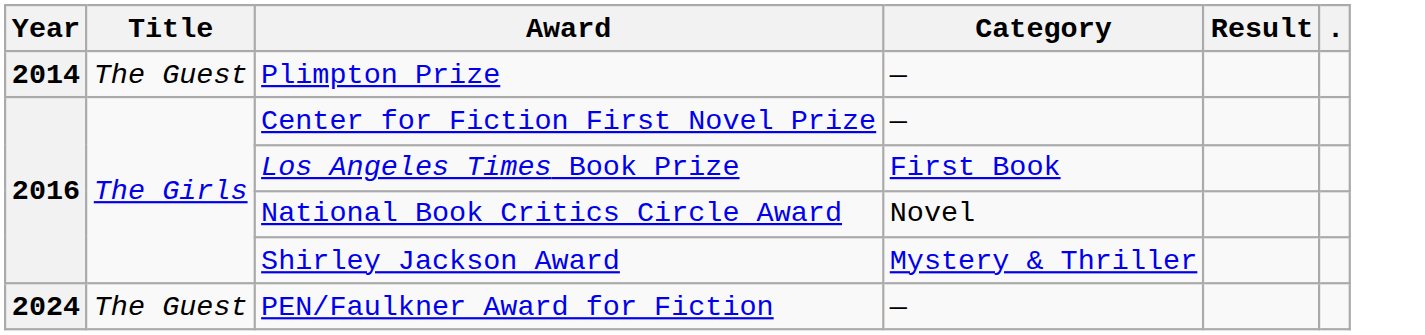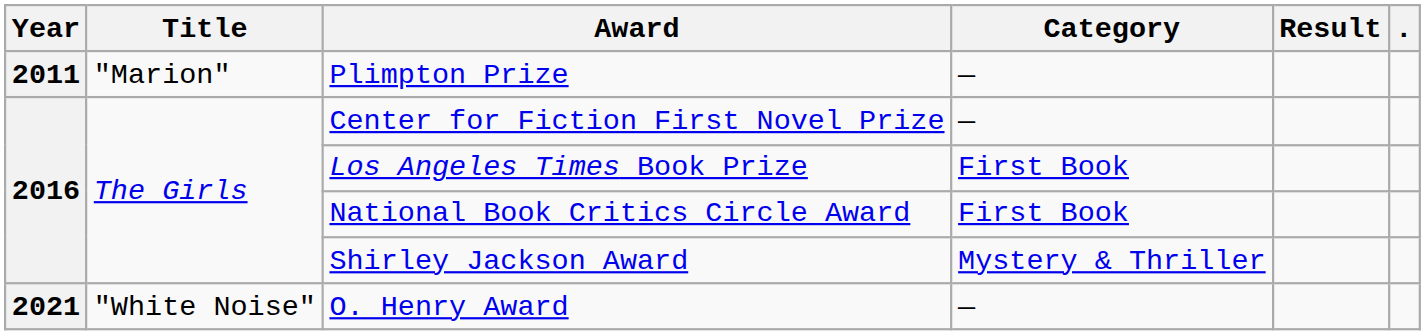(46, 75) 2014 -> (46, 75) 2011
(171, 75) The Guest -> (162, 75) "Marion"
(932, 214) Novel -> (1044, 214) First Book
+ row: (449, 307)
- row: (517, 307)
